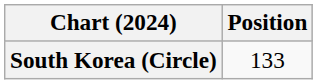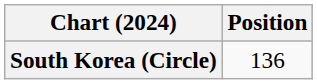(267, 59) 133 -> (267, 59) 136
